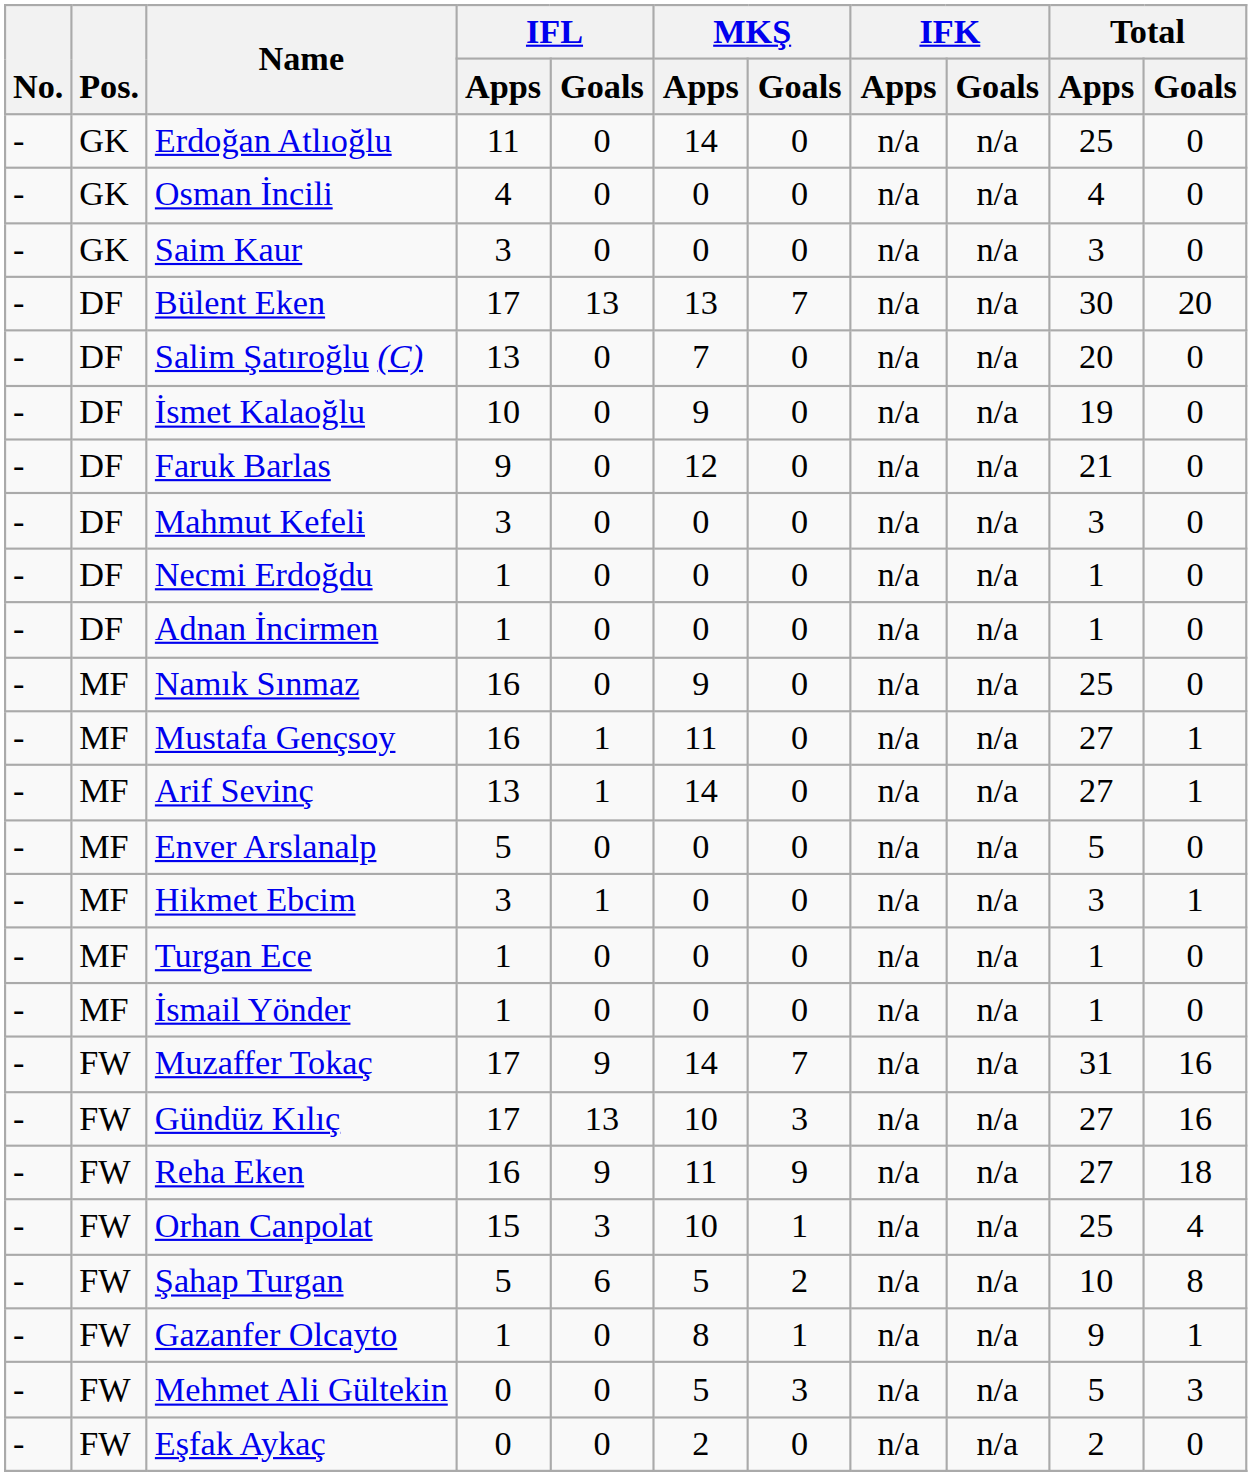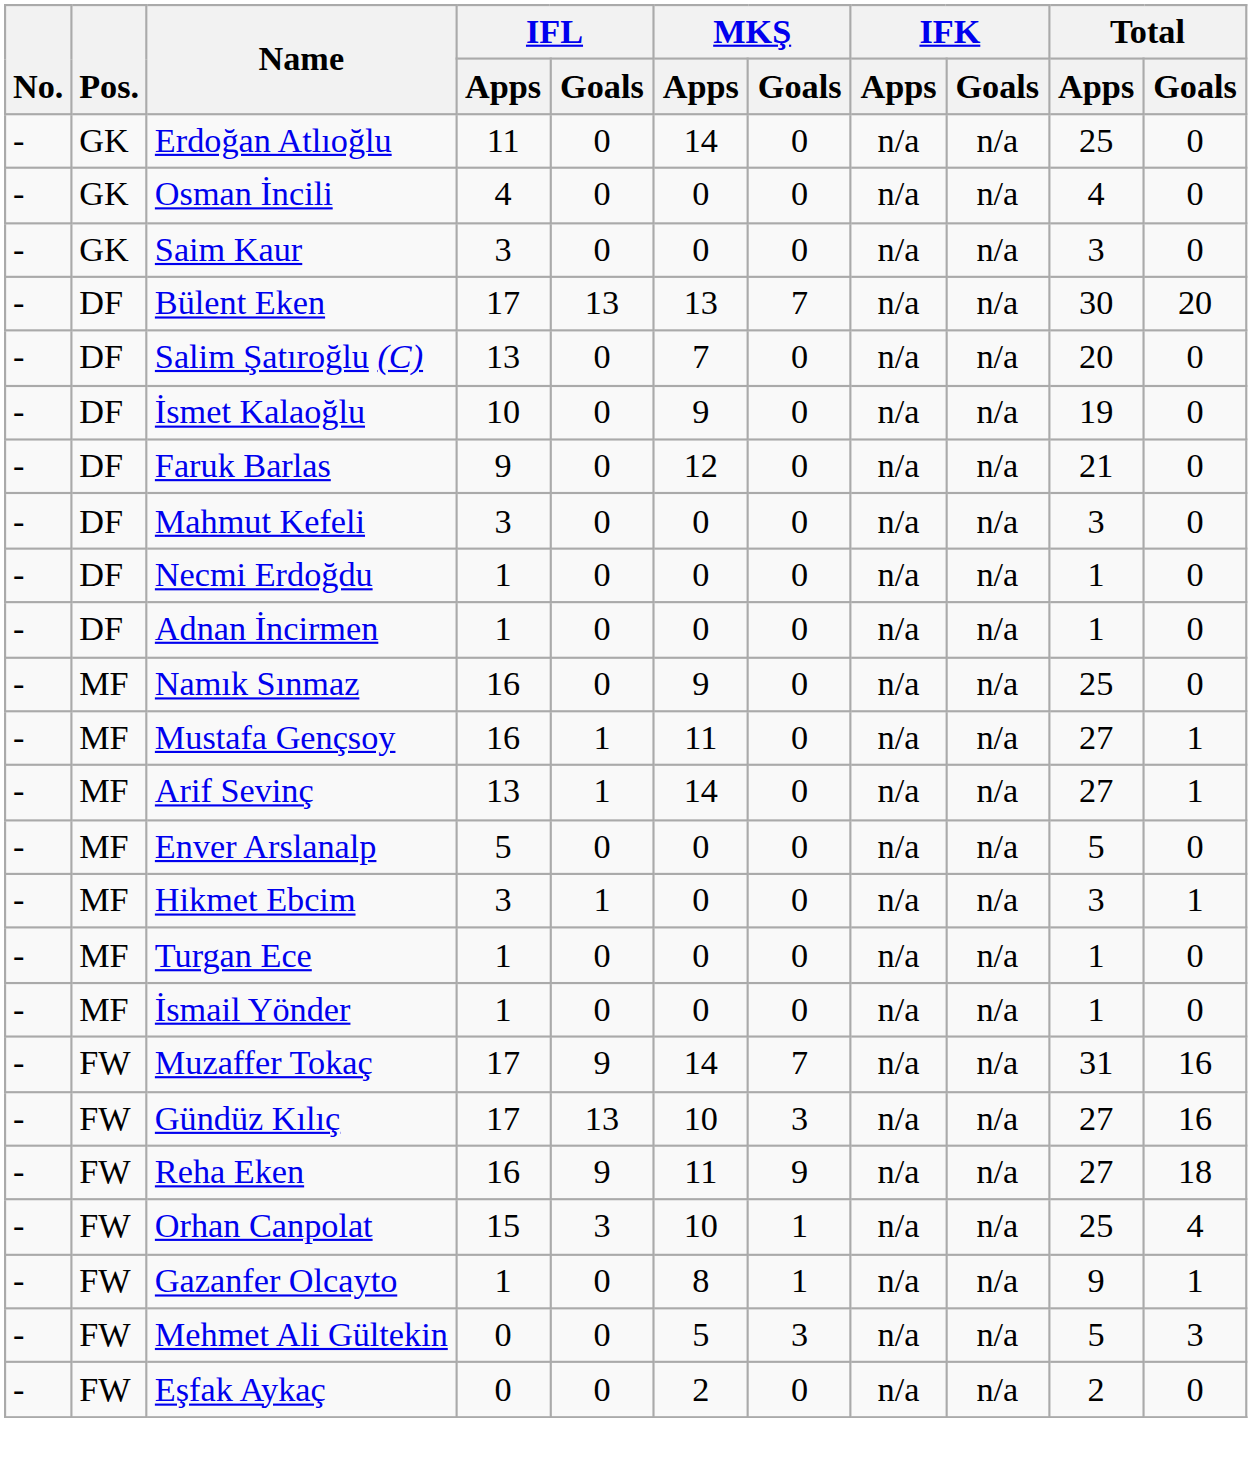- row: (249, 1280)
